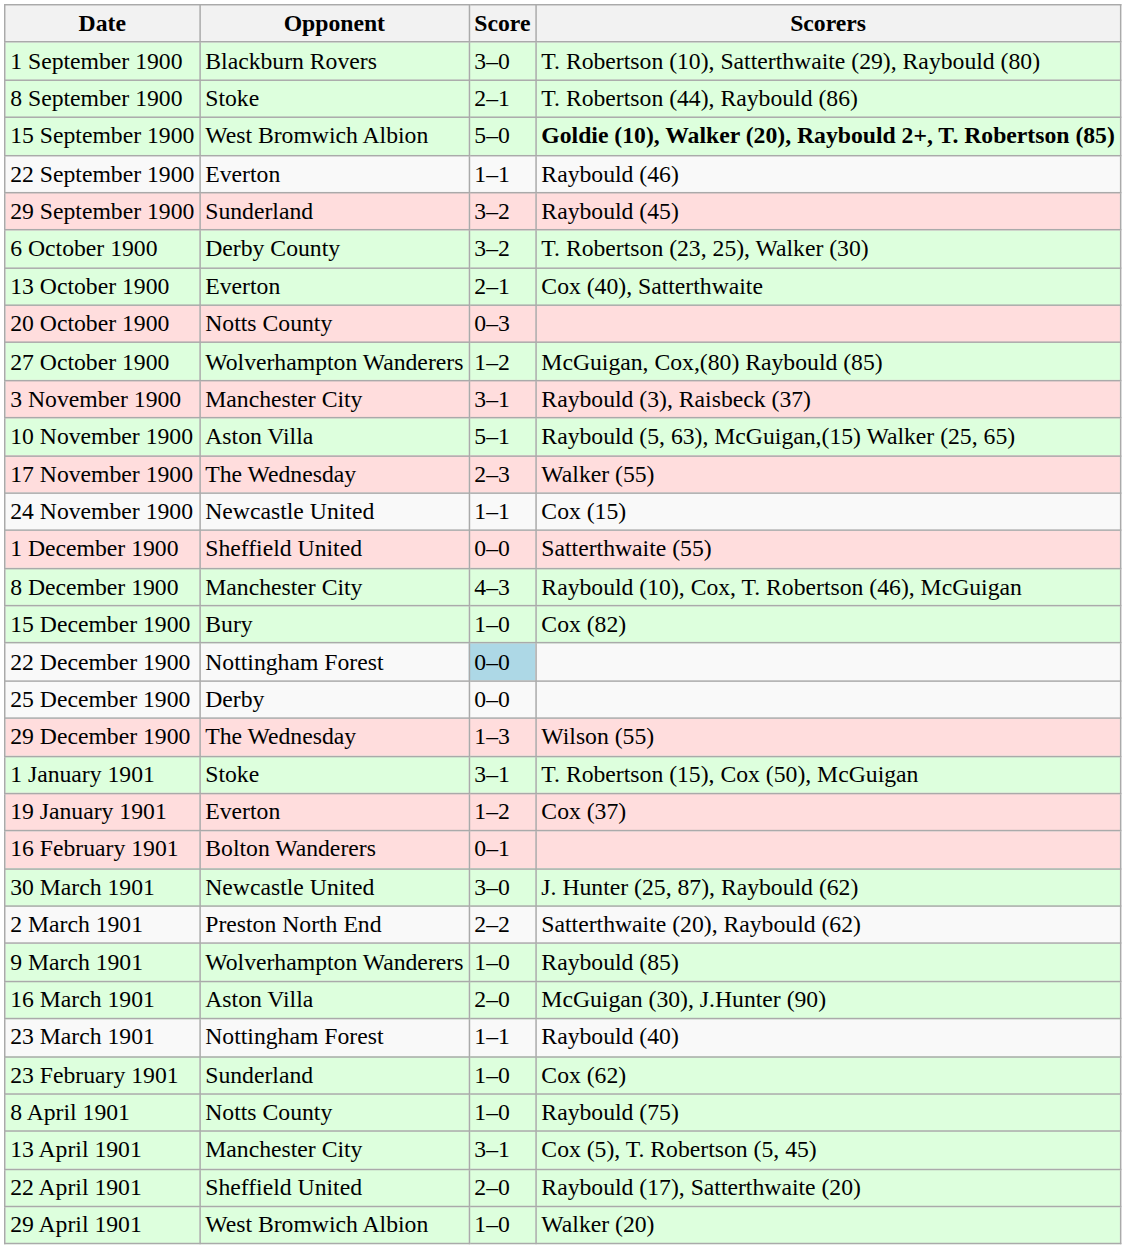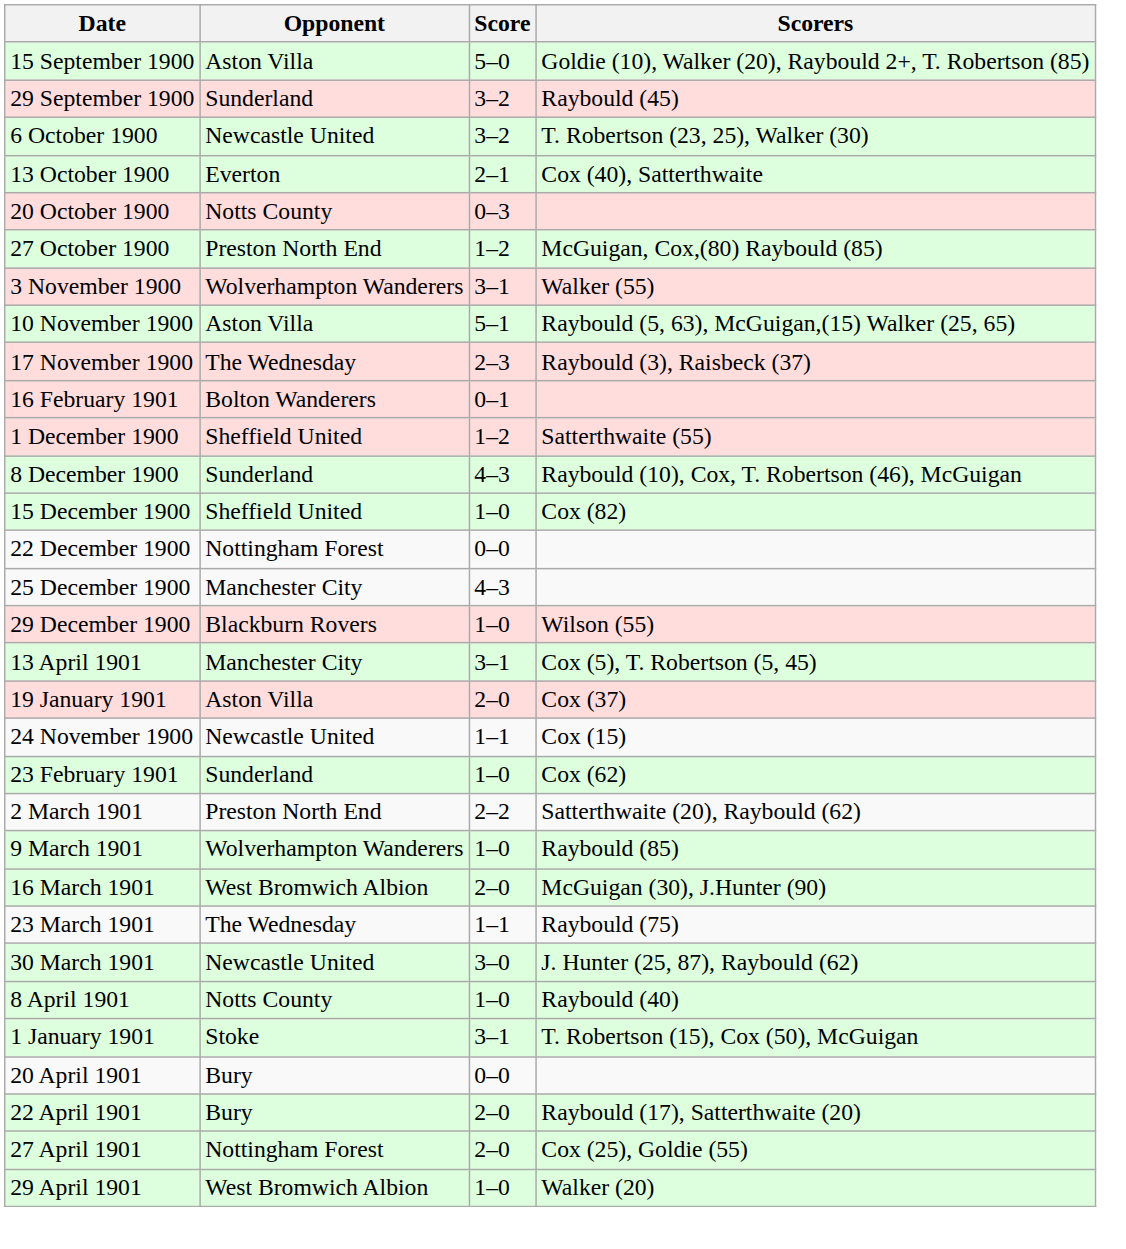- row: (96, 60)
- row: (96, 98)
(317, 135) West Bromwich Albion -> (259, 60) Aston Villa
(828, 135) bold -> (815, 60) normal
- row: (102, 173)
(273, 248) Derby County -> (290, 135) Newcastle United
(334, 361) Wolverhampton Wanderers -> (293, 248) Preston North End
(284, 398) Manchester City -> (334, 286) Wolverhampton Wanderers
(676, 398) Raybould (3), Raisbeck (37) -> (598, 286) Walker (55)
(598, 473) Walker (55) -> (676, 361) Raybould (3), Raisbeck (37)
rows swapped: (102, 511) <-> (94, 849)
(492, 549) 0–0 -> (492, 436) 1–2
(284, 586) Manchester City -> (259, 473) Sunderland
(229, 624) Bury -> (284, 511) Sheffield United
(492, 661) lightblue background -> (492, 549) no background
(235, 699) Derby -> (284, 586) Manchester City
(492, 699) 0–0 -> (492, 586) 4–3
(281, 736) The Wednesday -> (291, 624) Blackburn Rovers
(492, 736) 1–3 -> (492, 624) 1–0
rows swapped: (83, 774) <-> (76, 1149)
(243, 811) Everton -> (259, 699) Aston Villa
(492, 811) 1–2 -> (492, 699) 2–0
rows swapped: (94, 1074) <-> (83, 887)
(259, 999) Aston Villa -> (317, 887) West Bromwich Albion
(294, 1037) Nottingham Forest -> (281, 924) The Wednesday
(610, 1037) Raybould (40) -> (610, 924) Raybould (75)
(610, 1112) Raybould (75) -> (610, 999) Raybould (40)
+ row: (76, 1074)
(284, 1187) Sheffield United -> (229, 1112) Bury
+ row: (76, 1149)
